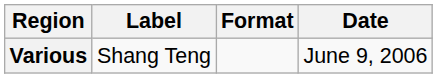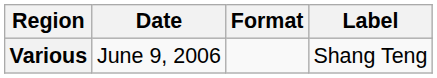columns swapped: (365, 21) <-> (154, 21)
